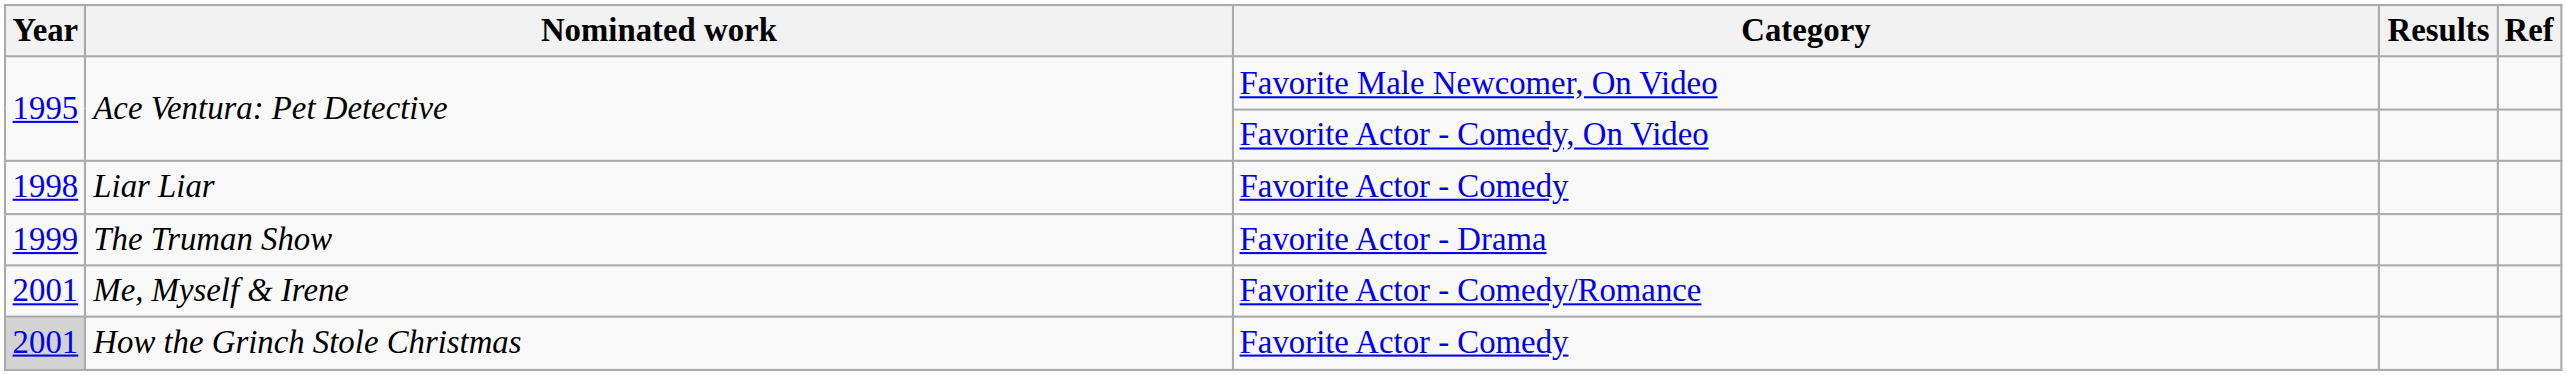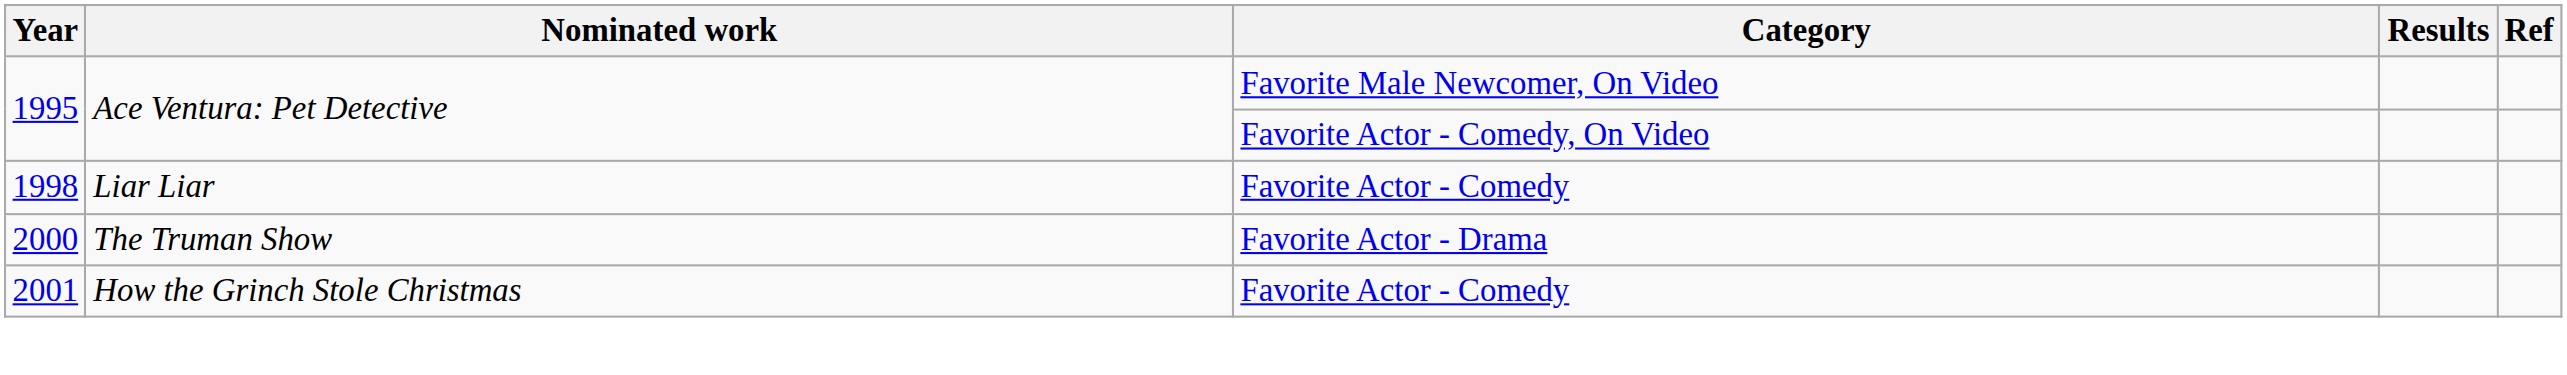(45, 238) 1999 -> (45, 238) 2000
- row: (221, 290)
(45, 342) lightgrey background -> (45, 290) no background
